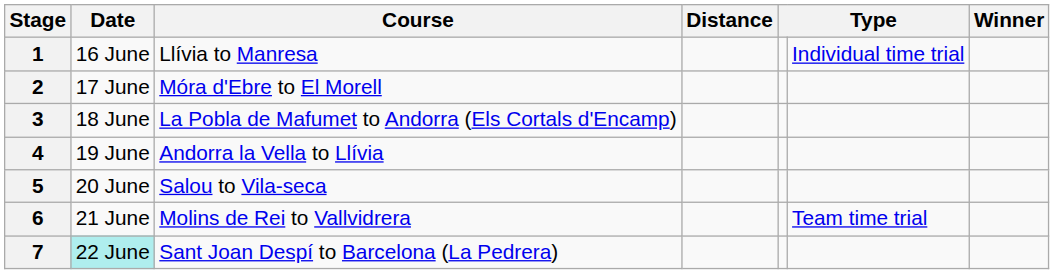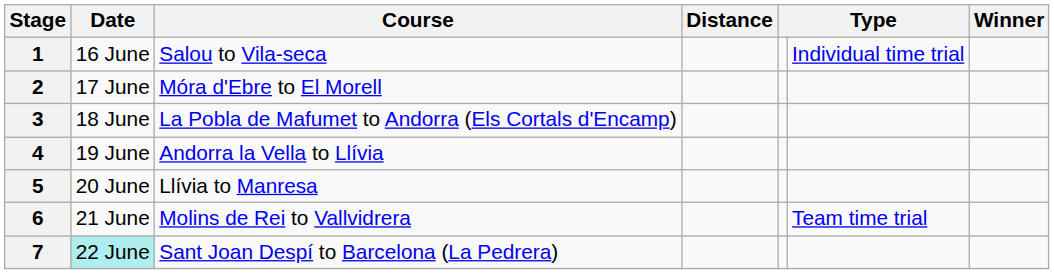(238, 53) Llívia to Manresa -> (243, 53) Salou to Vila-seca
(243, 185) Salou to Vila-seca -> (238, 185) Llívia to Manresa
